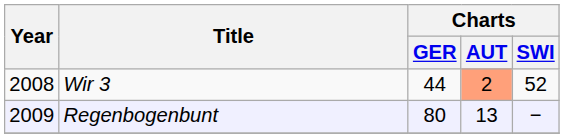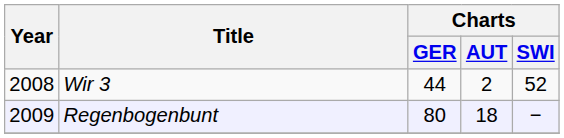(487, 84) lightsalmon background -> (487, 84) no background
(487, 116) 13 -> (487, 116) 18
